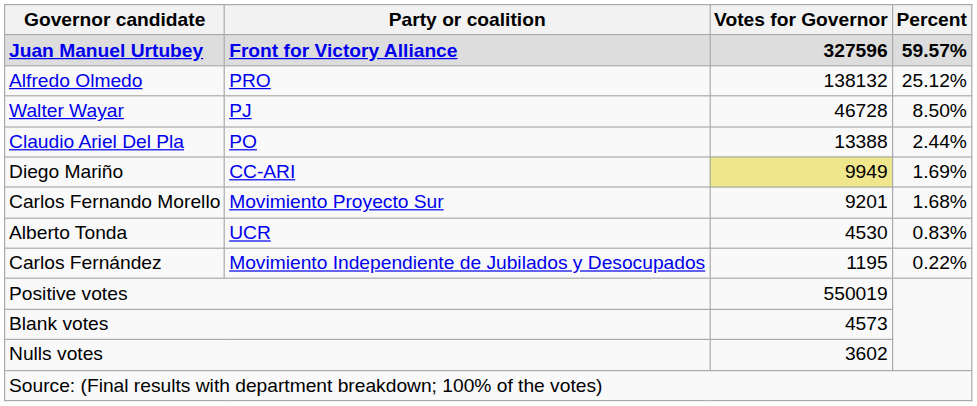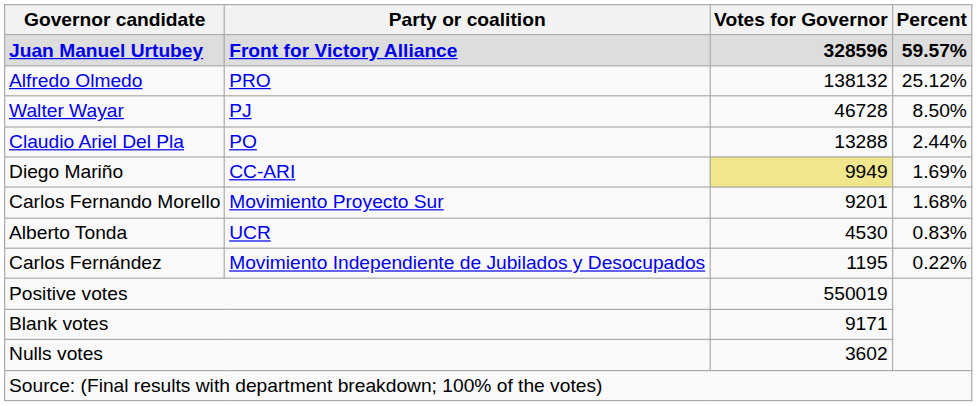(856, 50) 327596 -> (856, 50) 328596
(861, 141) 13388 -> (861, 141) 13288
(866, 324) 4573 -> (866, 324) 9171
